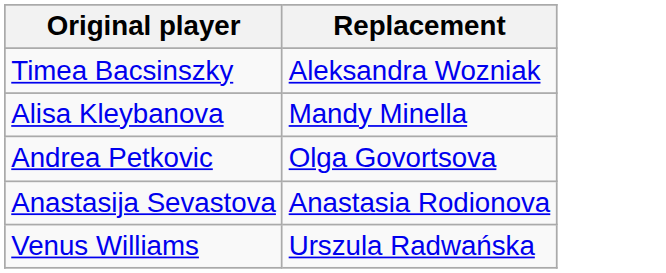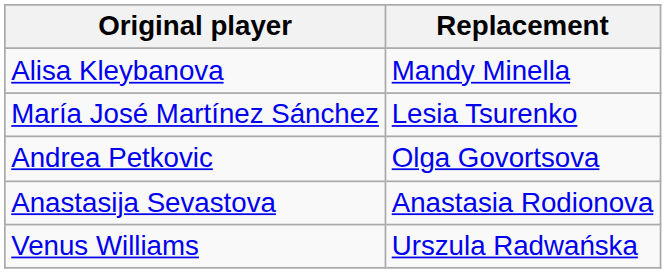- row: (122, 70)
+ row: (195, 114)
